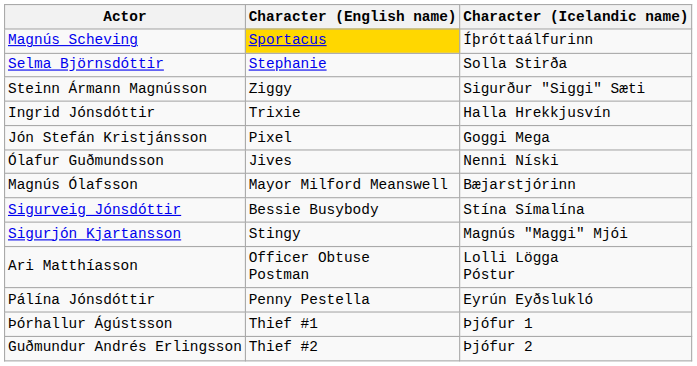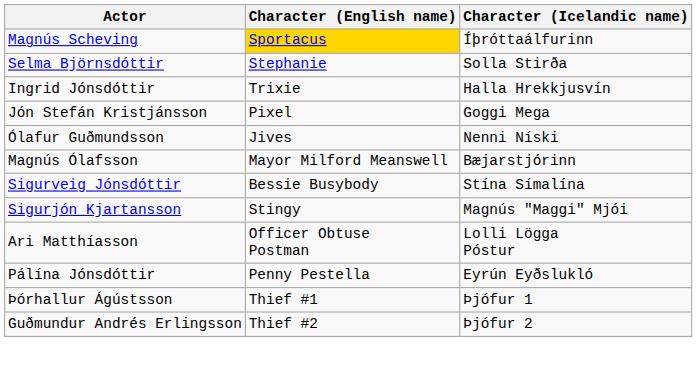- row: (108, 89)
